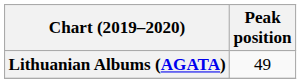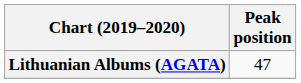(263, 64) 49 -> (263, 64) 47
